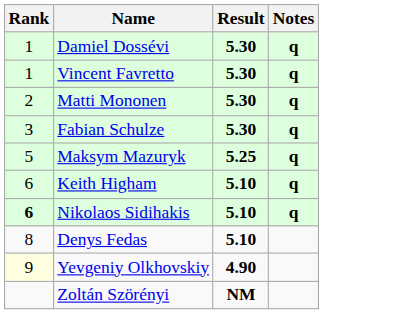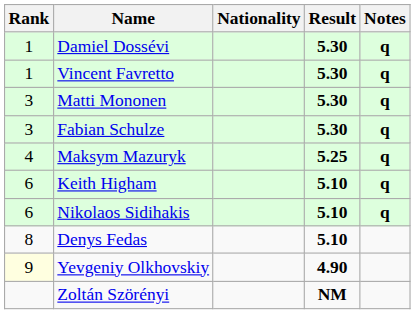+ column: (259, 18)
(29, 101) 2 -> (29, 101) 3
(29, 156) 5 -> (29, 156) 4
(29, 211) bold -> (29, 211) normal
